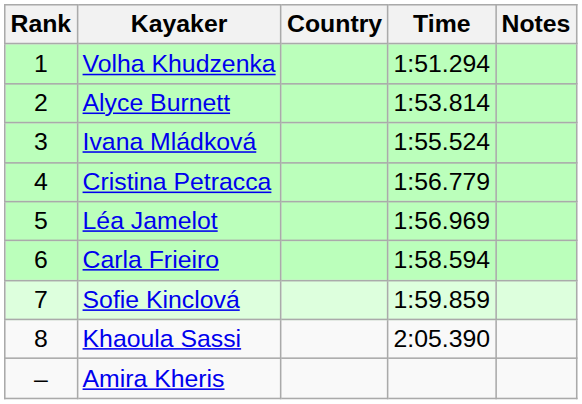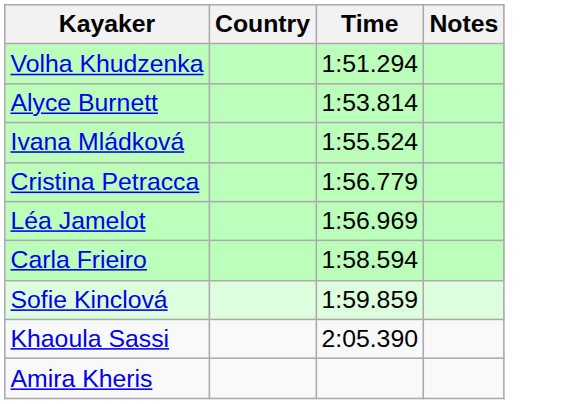- column: (41, 24)
